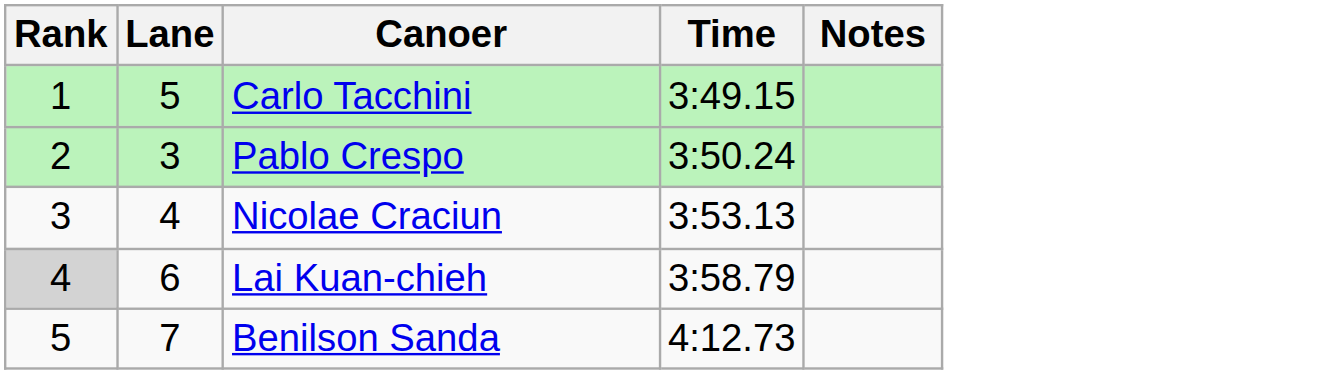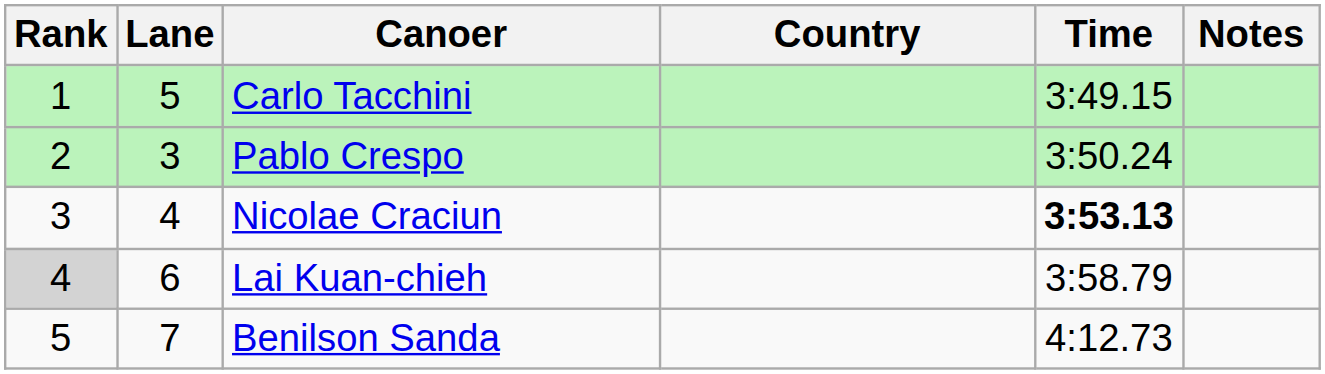+ column: (847, 34)
(732, 216) normal -> (1109, 216) bold
